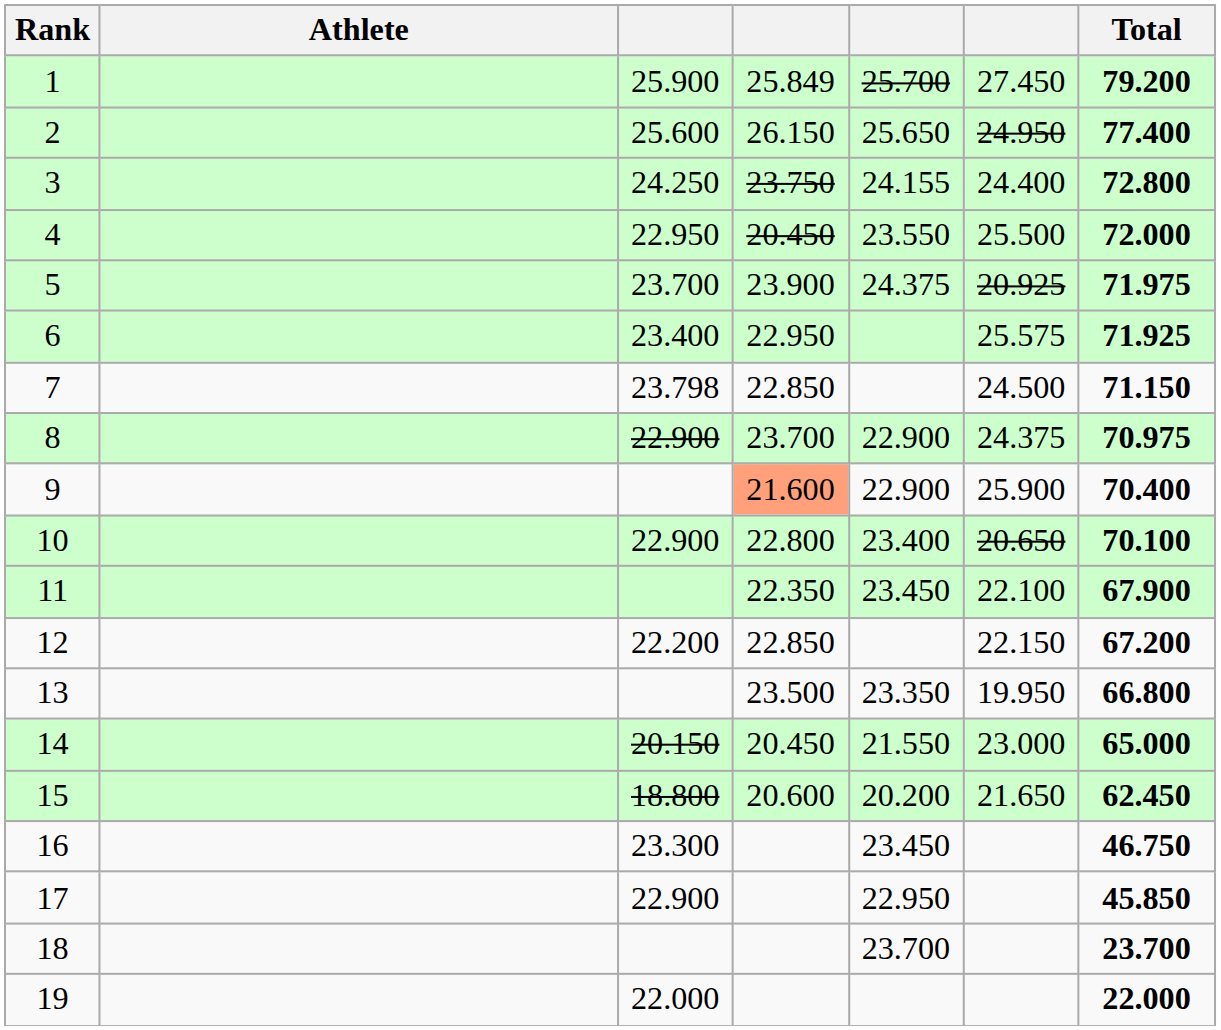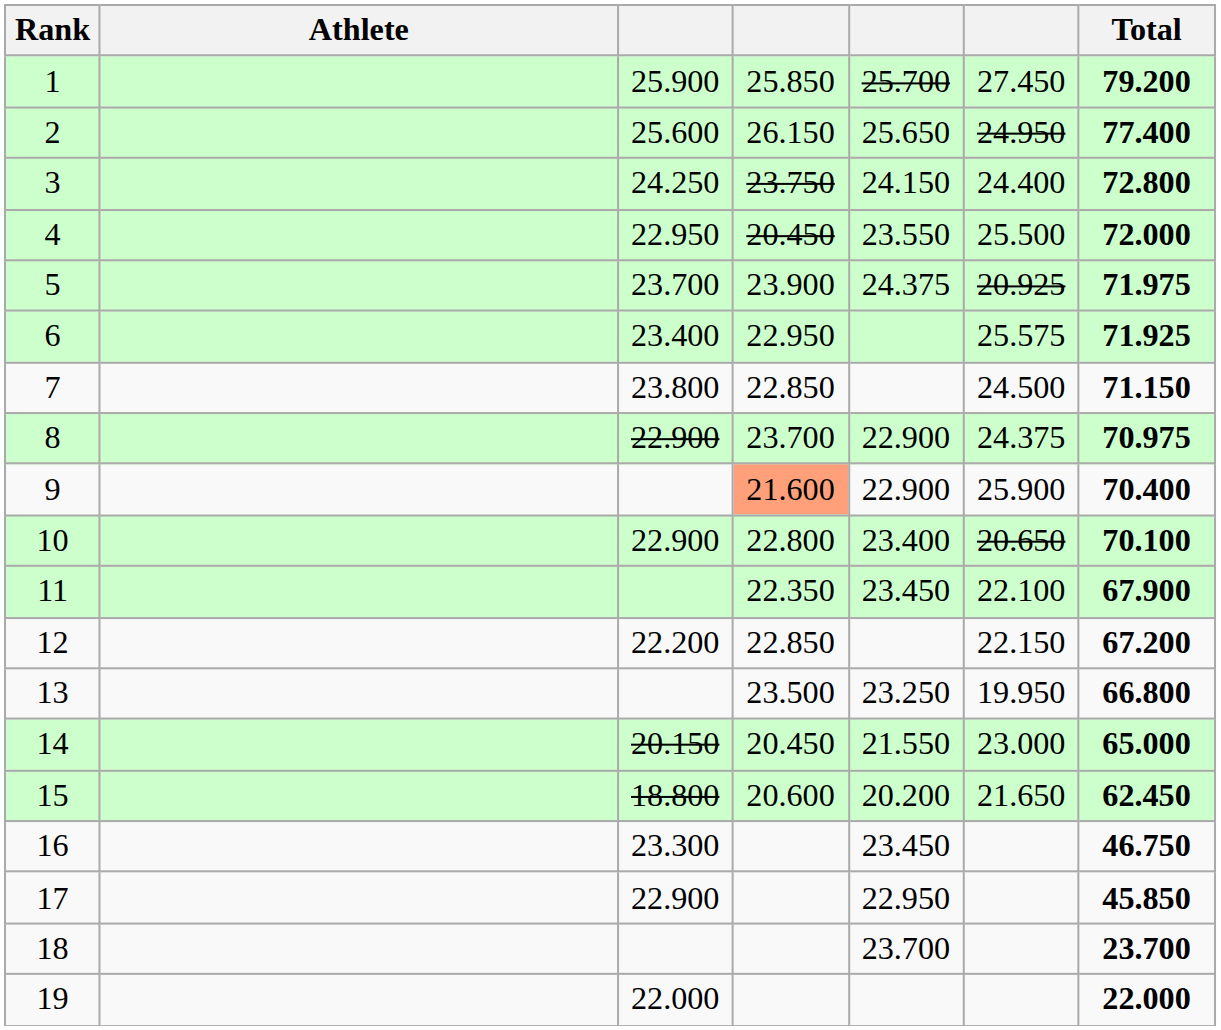(791, 81) 25.849 -> (791, 81) 25.850
(906, 183) 24.155 -> (906, 183) 24.150
(675, 387) 23.798 -> (675, 387) 23.800
(906, 693) 23.350 -> (906, 693) 23.250
